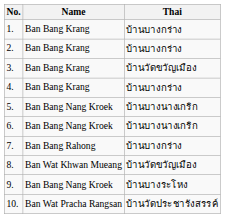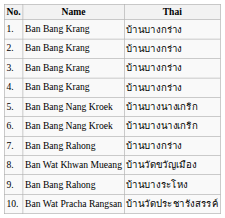(162, 68) บ้านวัดขวัญเมือง -> (154, 68) บ้านบางกร่าง
(69, 184) Ban Bang Nang Kroek -> (60, 184) Ban Bang Rahong
